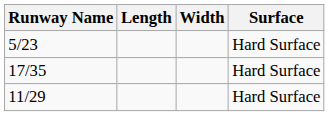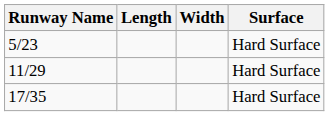rows swapped: (27, 70) <-> (27, 96)
